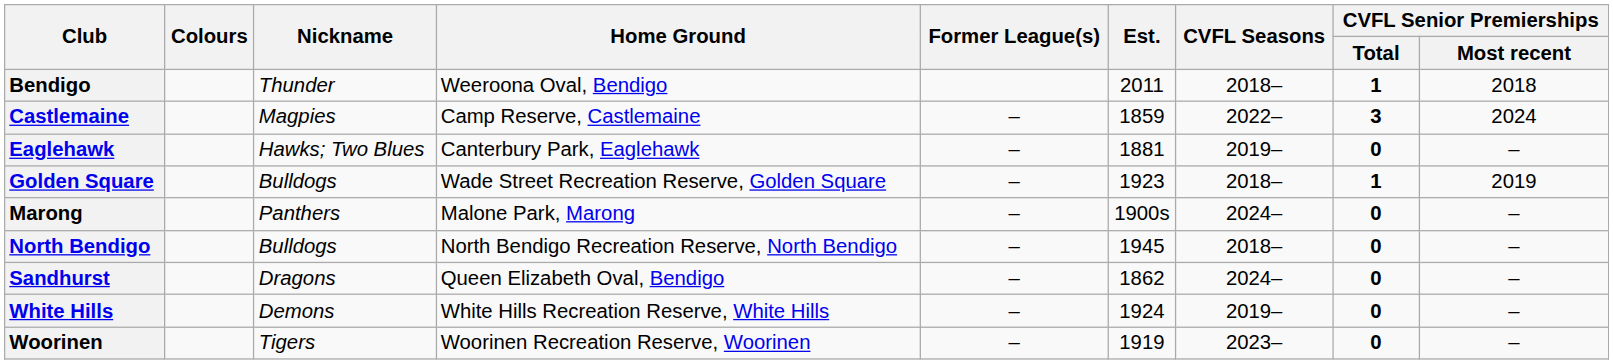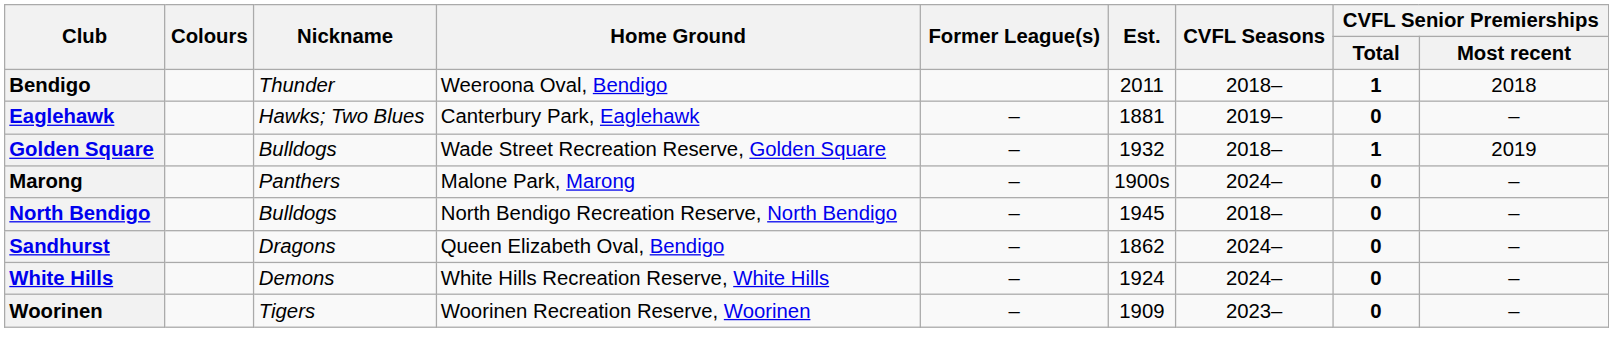- row: (69, 117)
(1142, 181) 1923 -> (1142, 149) 1932
(1254, 310) 2019– -> (1254, 278) 2024–
(1142, 342) 1919 -> (1142, 310) 1909
